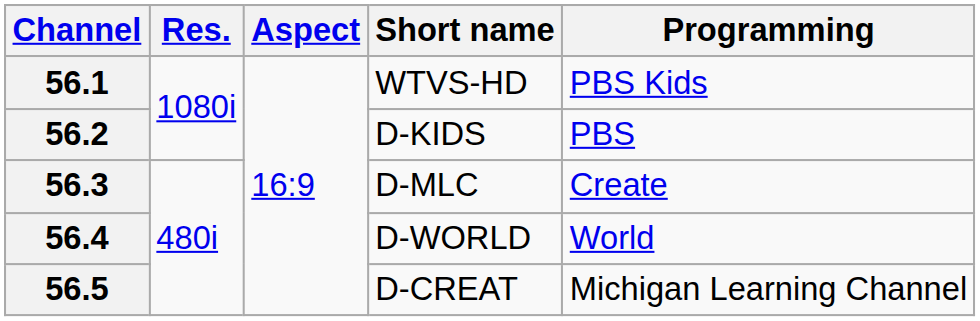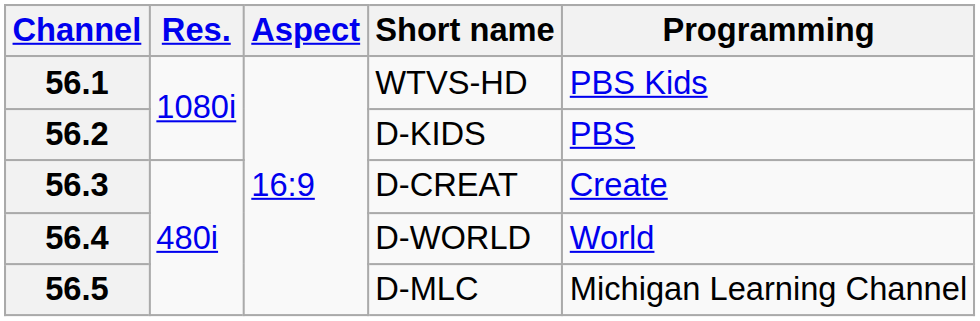(427, 185) D-MLC -> (447, 185) D-CREAT
(447, 289) D-CREAT -> (427, 289) D-MLC
